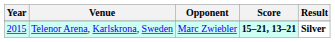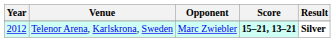(17, 29) 2015 -> (17, 29) 2012
